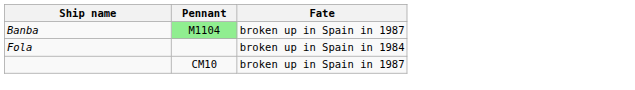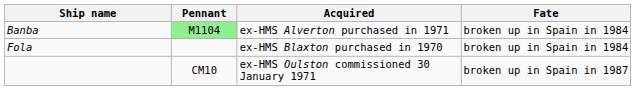+ column: (349, 13)
(322, 30) broken up in Spain in 1987 -> (546, 30) broken up in Spain in 1984
